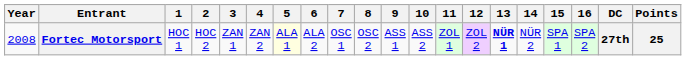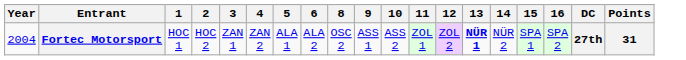- column: (341, 14)
(22, 39) 2008 -> (22, 39) 2004
(287, 39) lightyellow background -> (287, 39) no background
(657, 39) 25 -> (629, 39) 31
